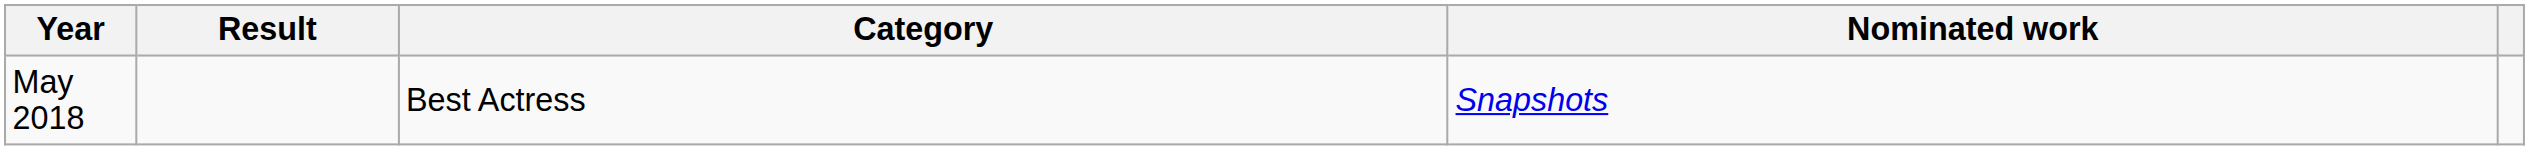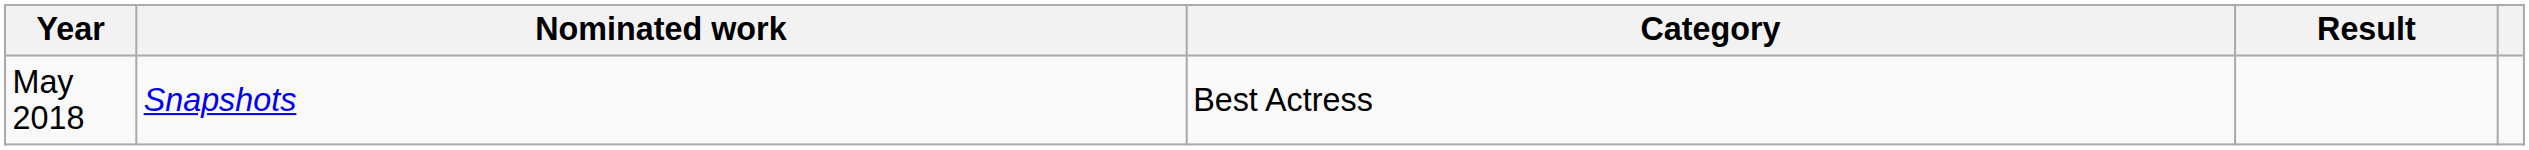columns swapped: (1973, 30) <-> (267, 30)
